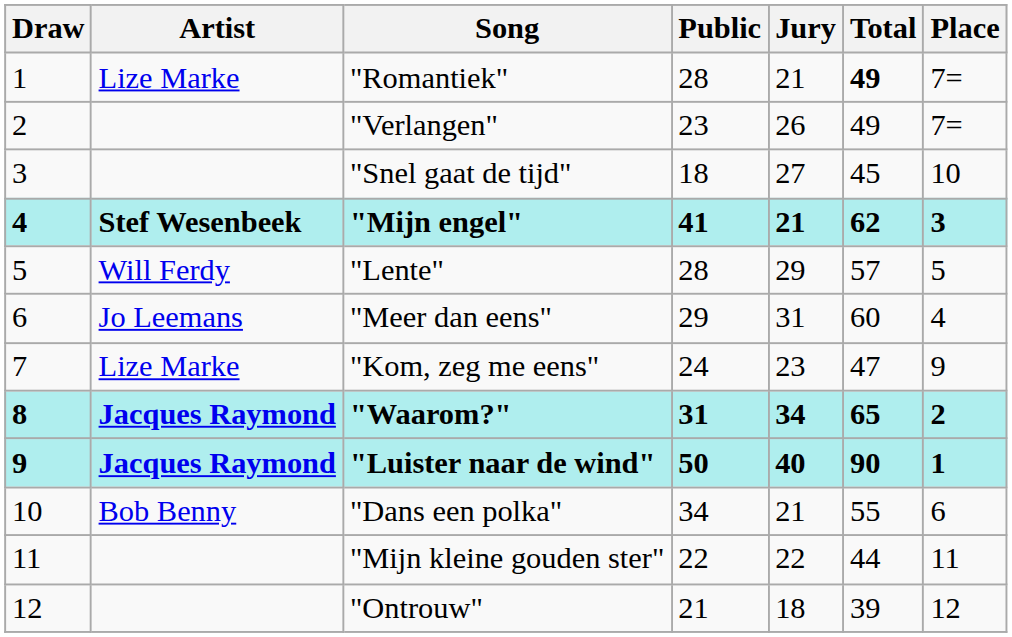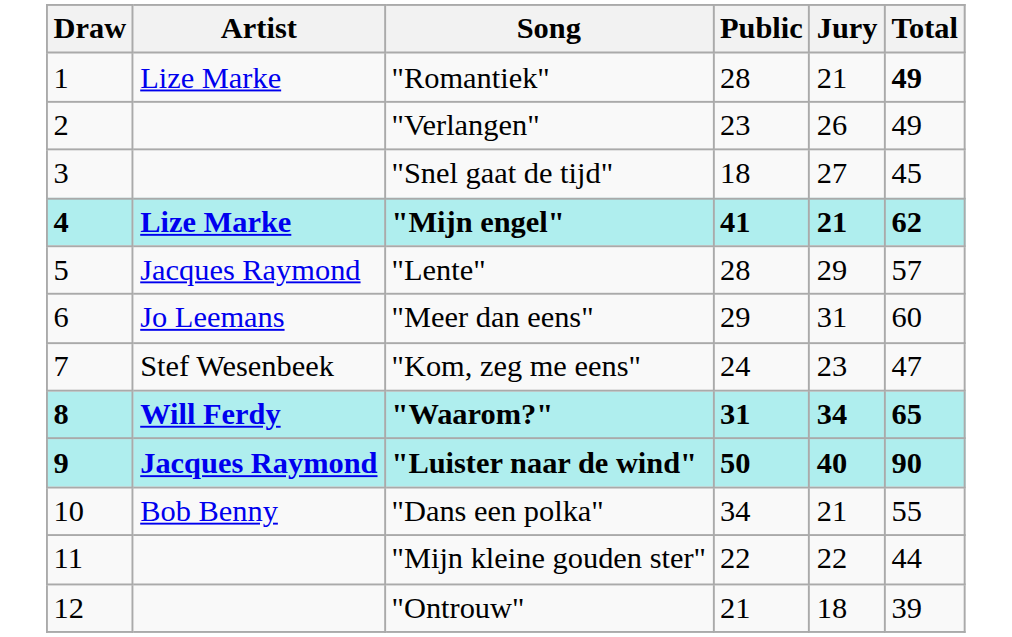- column: (965, 28)
(200, 221) Stef Wesenbeek -> (216, 221) Lize Marke
(164, 269) Will Ferdy -> (250, 269) Jacques Raymond
(169, 366) Lize Marke -> (237, 366) Stef Wesenbeek
(217, 414) Jacques Raymond -> (210, 414) Will Ferdy
